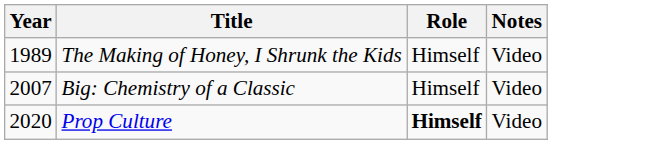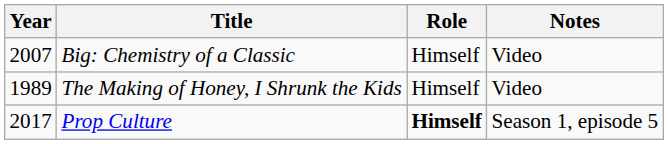rows swapped: (232, 54) <-> (178, 88)
(31, 121) 2020 -> (31, 121) 2017
(517, 121) Video -> (575, 121) Season 1, episode 5
